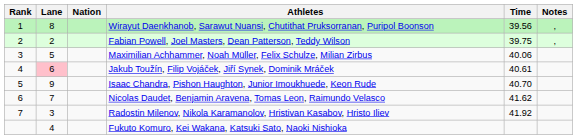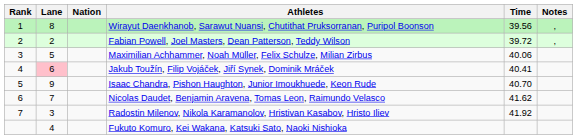(520, 41) 39.75 -> (520, 41) 39.72
(520, 69) 40.61 -> (520, 69) 40.41
